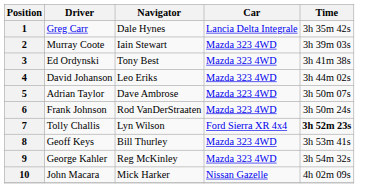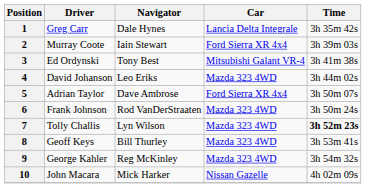(241, 45) Mazda 323 4WD -> (247, 45) Ford Sierra XR 4x4
(241, 61) Mazda 323 4WD -> (255, 61) Mitsubishi Galant VR-4
(241, 93) Mazda 323 4WD -> (247, 93) Ford Sierra XR 4x4
(247, 126) Ford Sierra XR 4x4 -> (241, 126) Mazda 323 4WD
